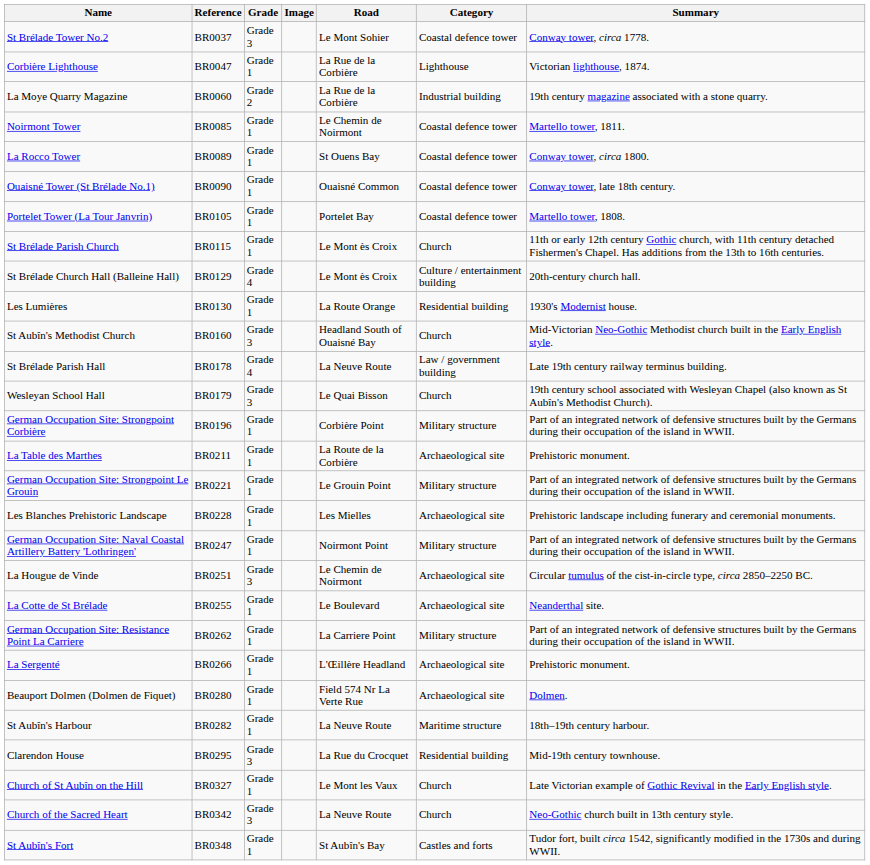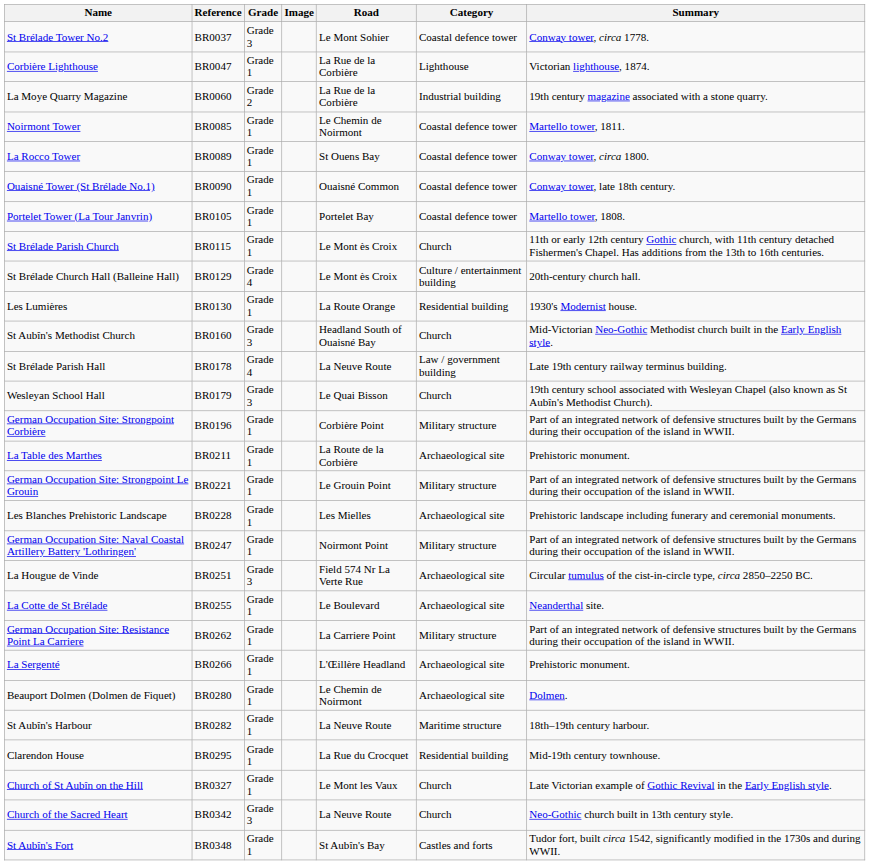(350, 575) Le Chemin de Noirmont -> (354, 575) Field 574 Nr La Verte Rue
(354, 695) Field 574 Nr La Verte Rue -> (350, 695) Le Chemin de Noirmont
(260, 755) Grade 3 -> (260, 755) Grade 1
